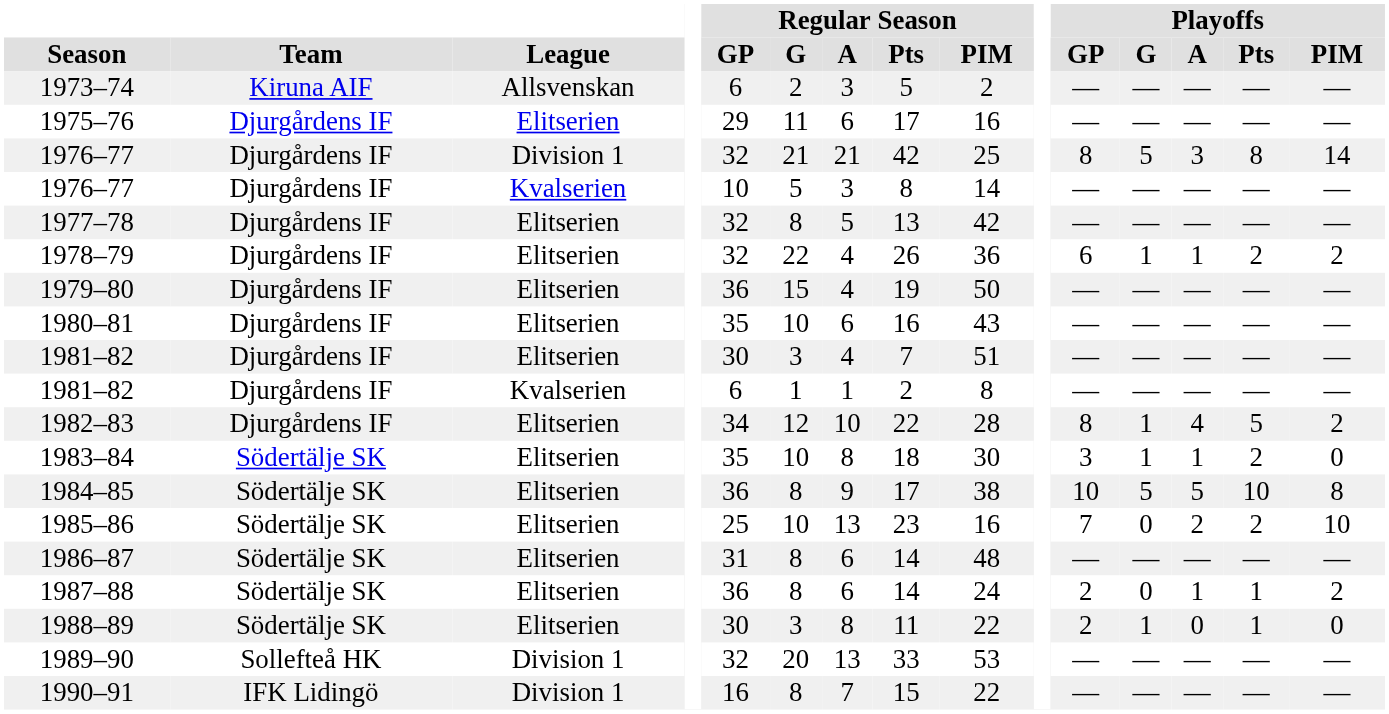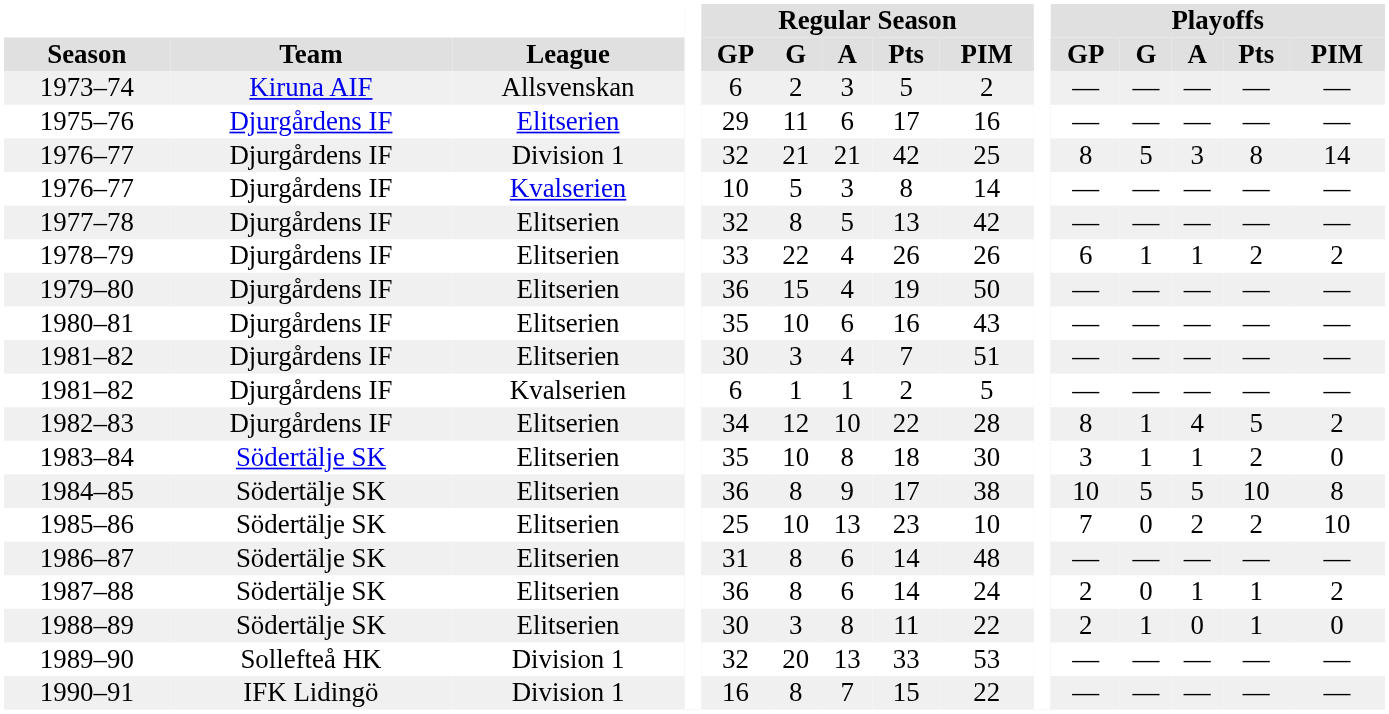(736, 255) 32 -> (736, 255) 33
(987, 255) 36 -> (987, 255) 26
(987, 390) 8 -> (987, 390) 5
(987, 524) 16 -> (987, 524) 10
